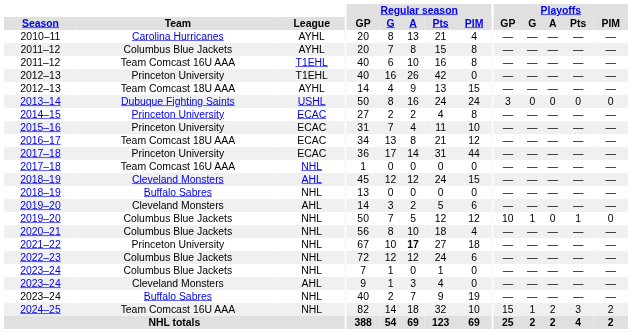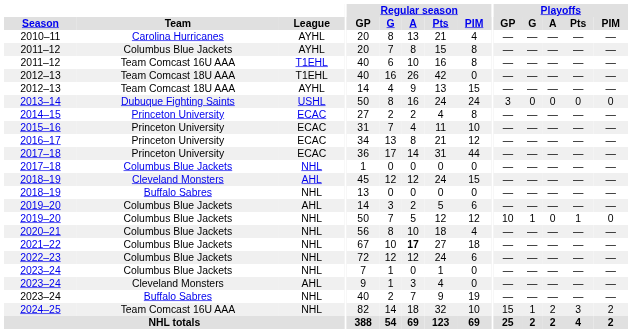(178, 75) Princeton University -> (178, 75) Team Comcast 18U AAA
(178, 140) Team Comcast 18U AAA -> (178, 140) Princeton University
(178, 166) Team Comcast 16U AAA -> (178, 166) Columbus Blue Jackets
(178, 205) Cleveland Monsters -> (178, 205) Columbus Blue Jackets
(178, 244) Princeton University -> (178, 244) Columbus Blue Jackets
